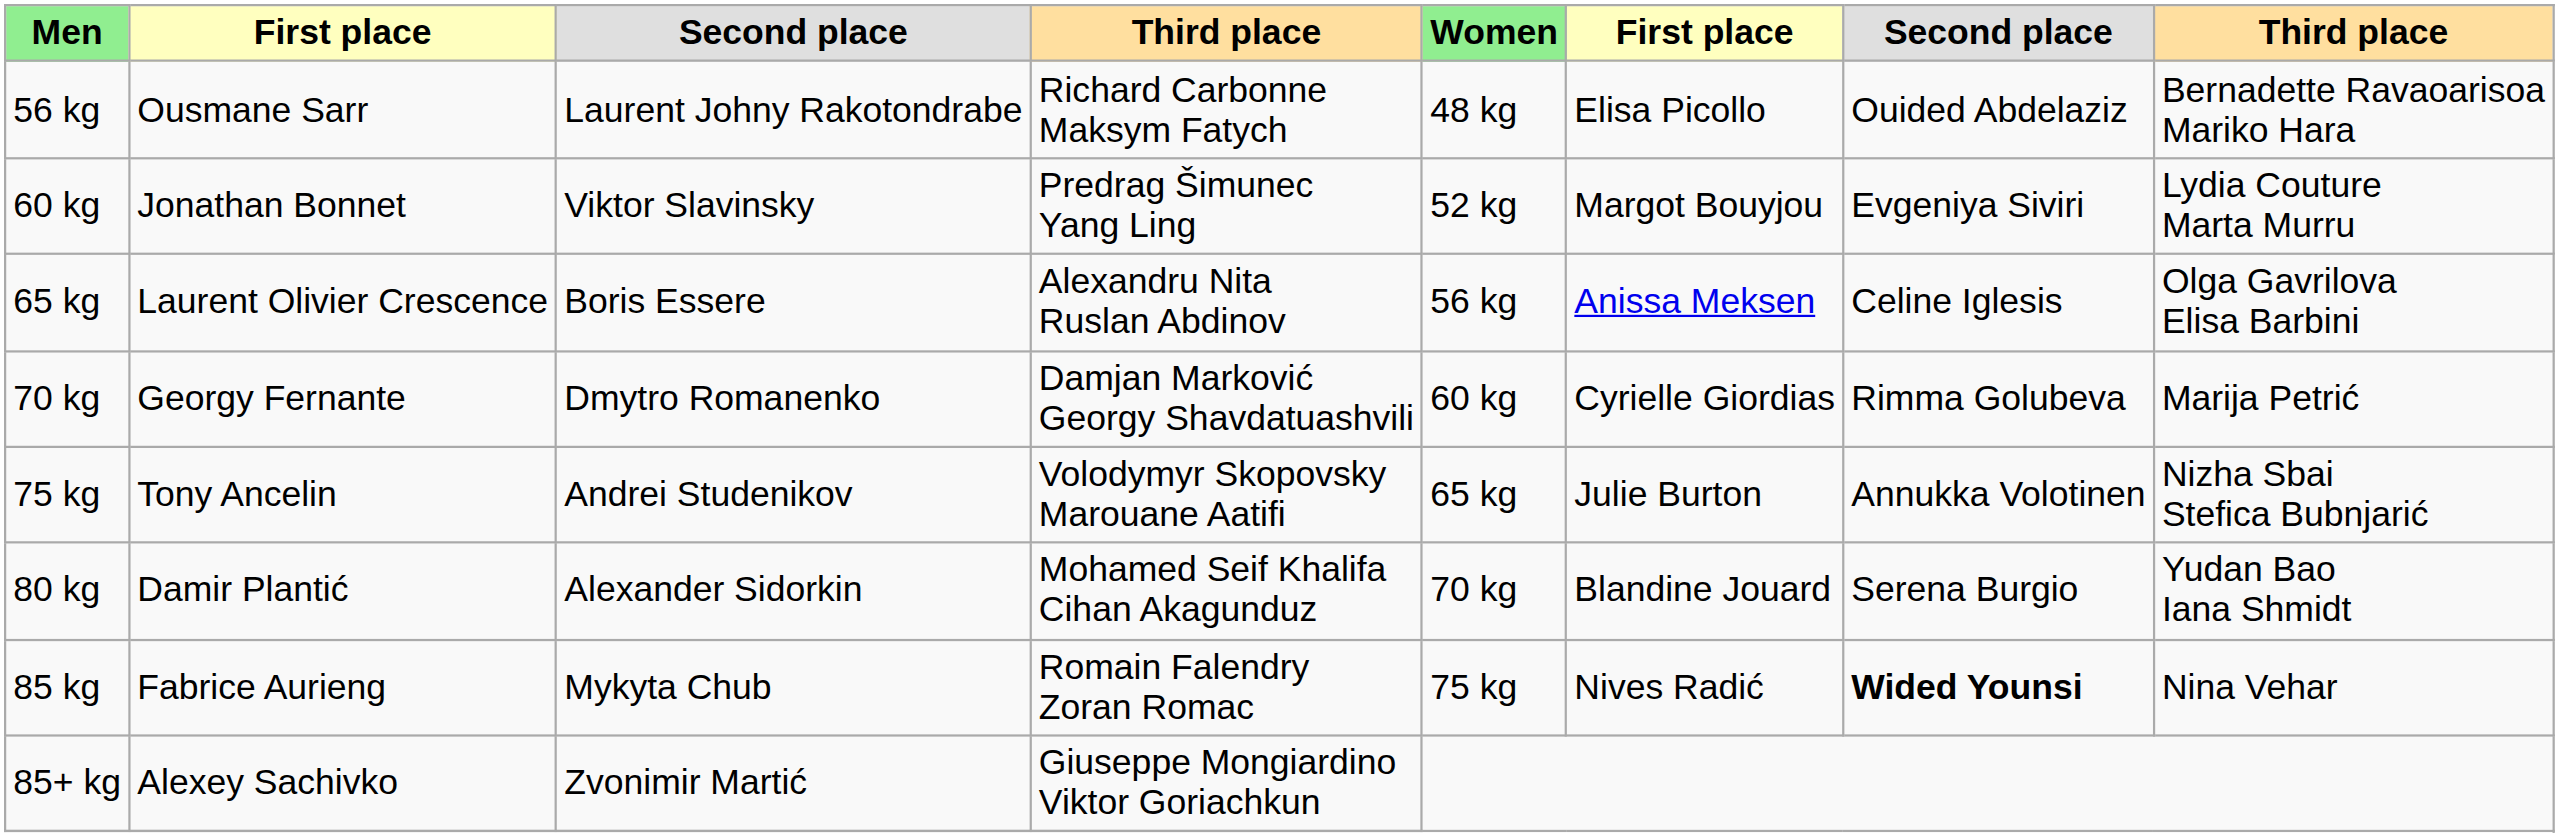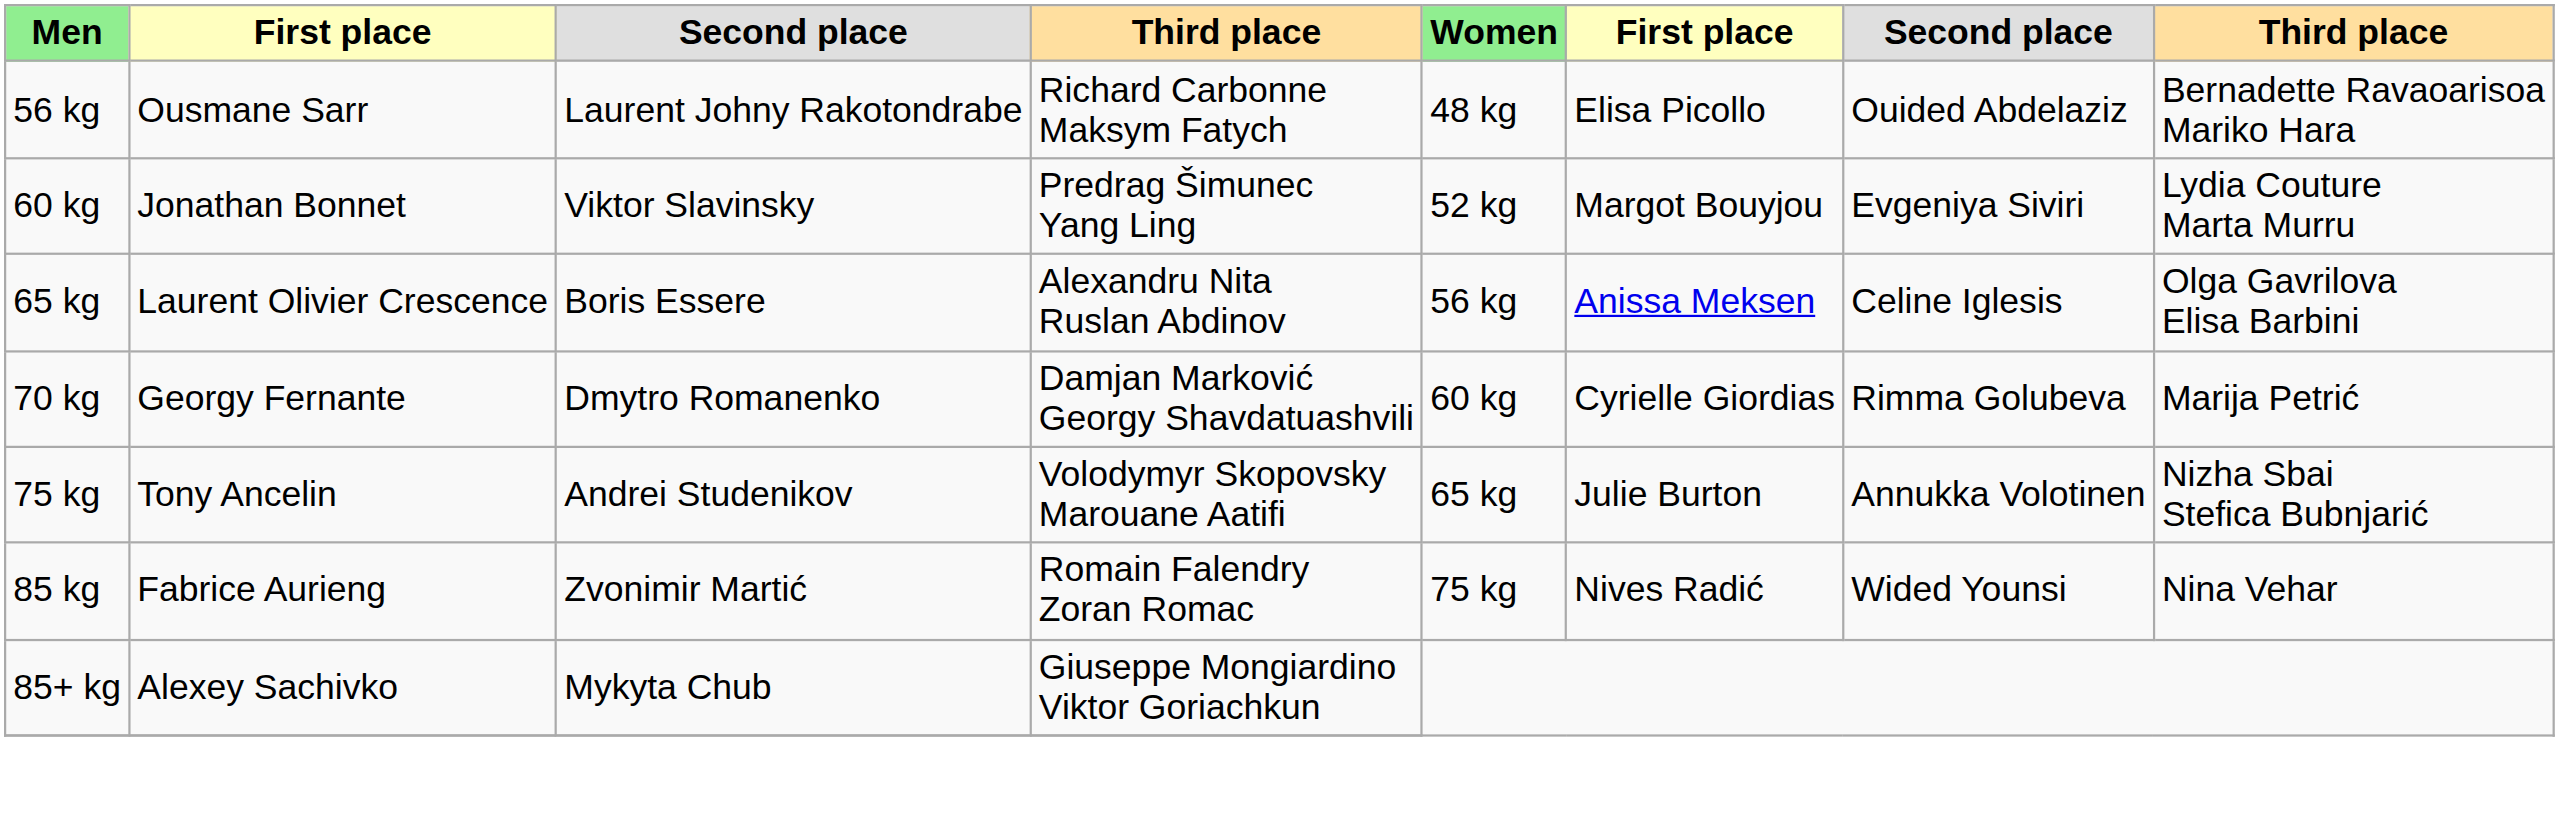- row: (57, 590)
(668, 686) Mykyta Chub -> (686, 590) Zvonimir Martić
(1967, 686) bold -> (1959, 590) normal
(686, 783) Zvonimir Martić -> (668, 686) Mykyta Chub
